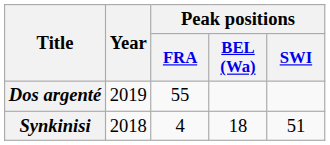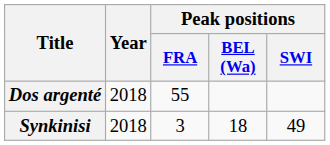(128, 95) 2019 -> (128, 95) 2018
(180, 125) 4 -> (180, 125) 3
(296, 125) 51 -> (296, 125) 49
